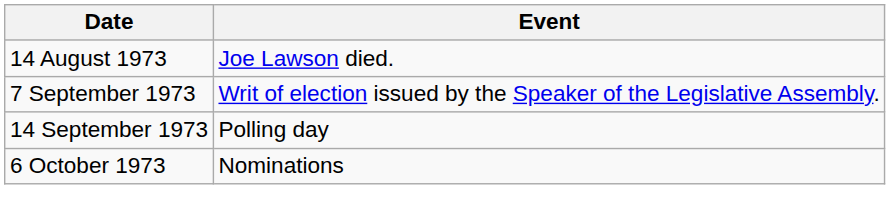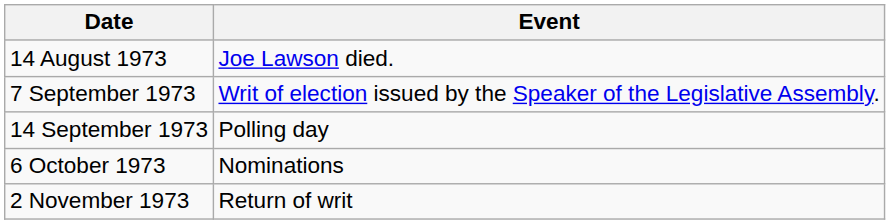+ row: (100, 201)
